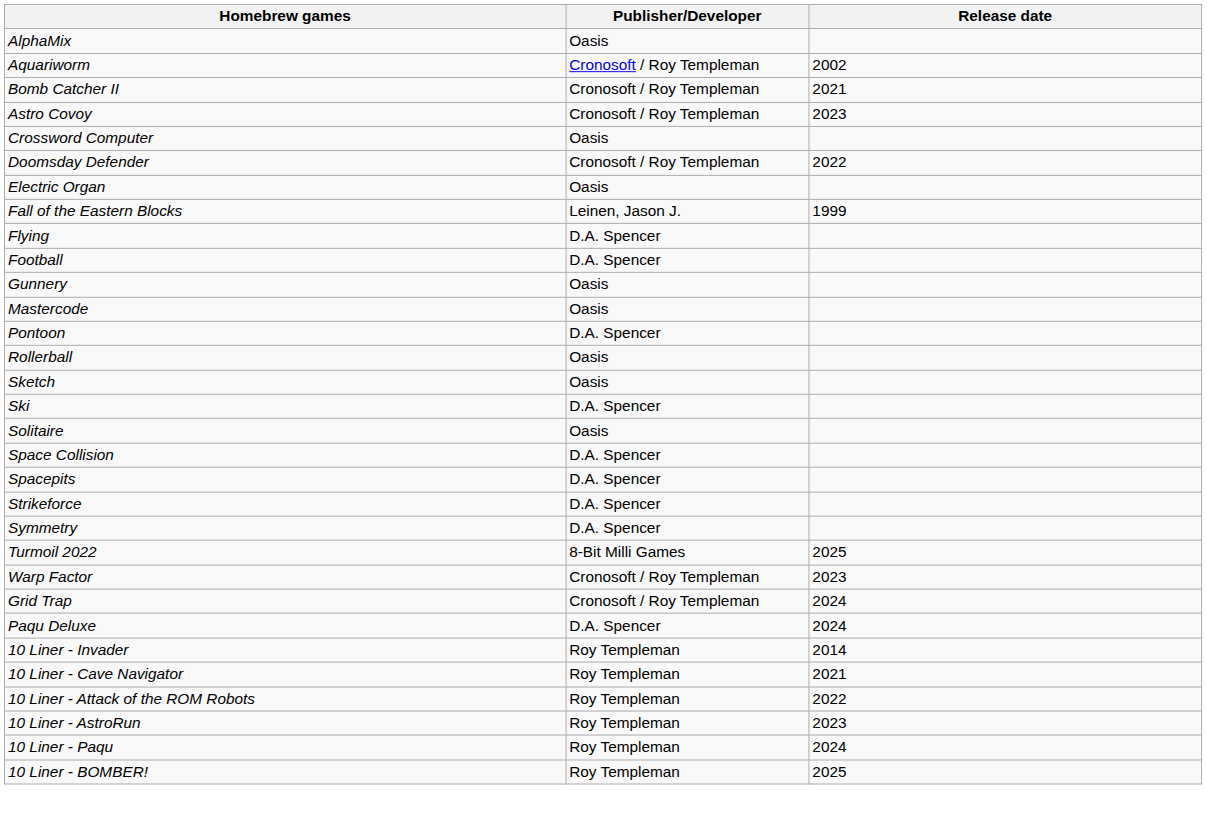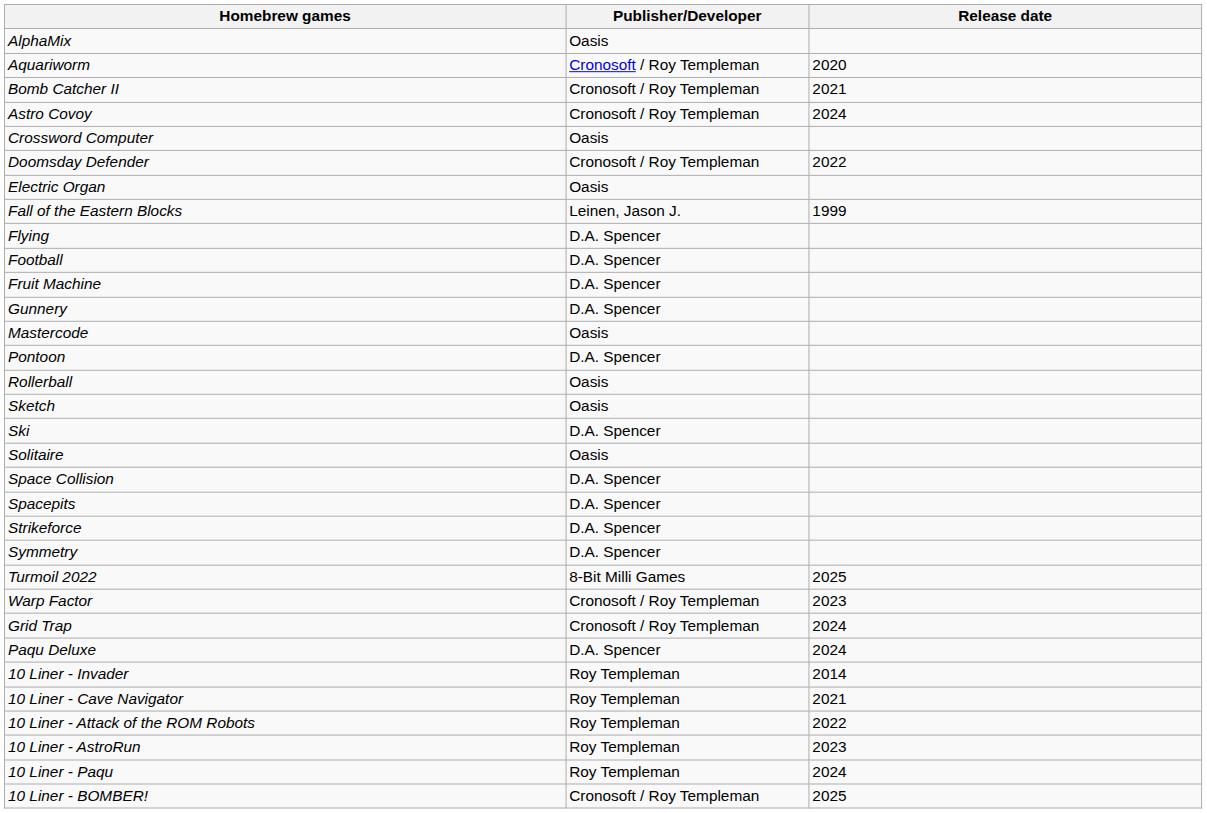(829, 65) 2002 -> (829, 65) 2020
(829, 114) 2023 -> (829, 114) 2024
+ row: (55, 284)
(589, 284) Oasis -> (615, 308) D.A. Spencer
(625, 771) Roy Templeman -> (664, 796) Cronosoft / Roy Templeman
